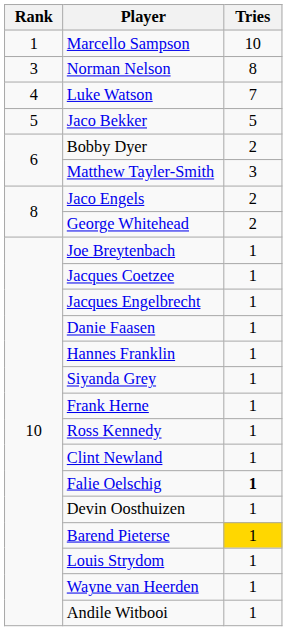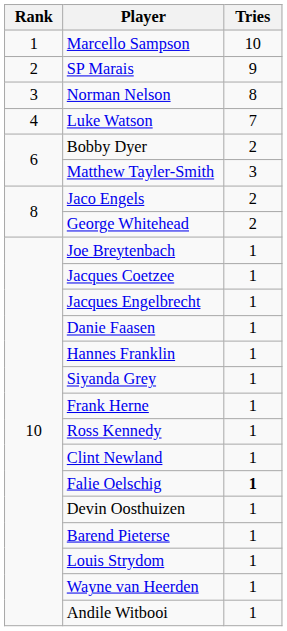+ row: (100, 69)
- row: (107, 120)
(253, 535) gold background -> (253, 535) no background
